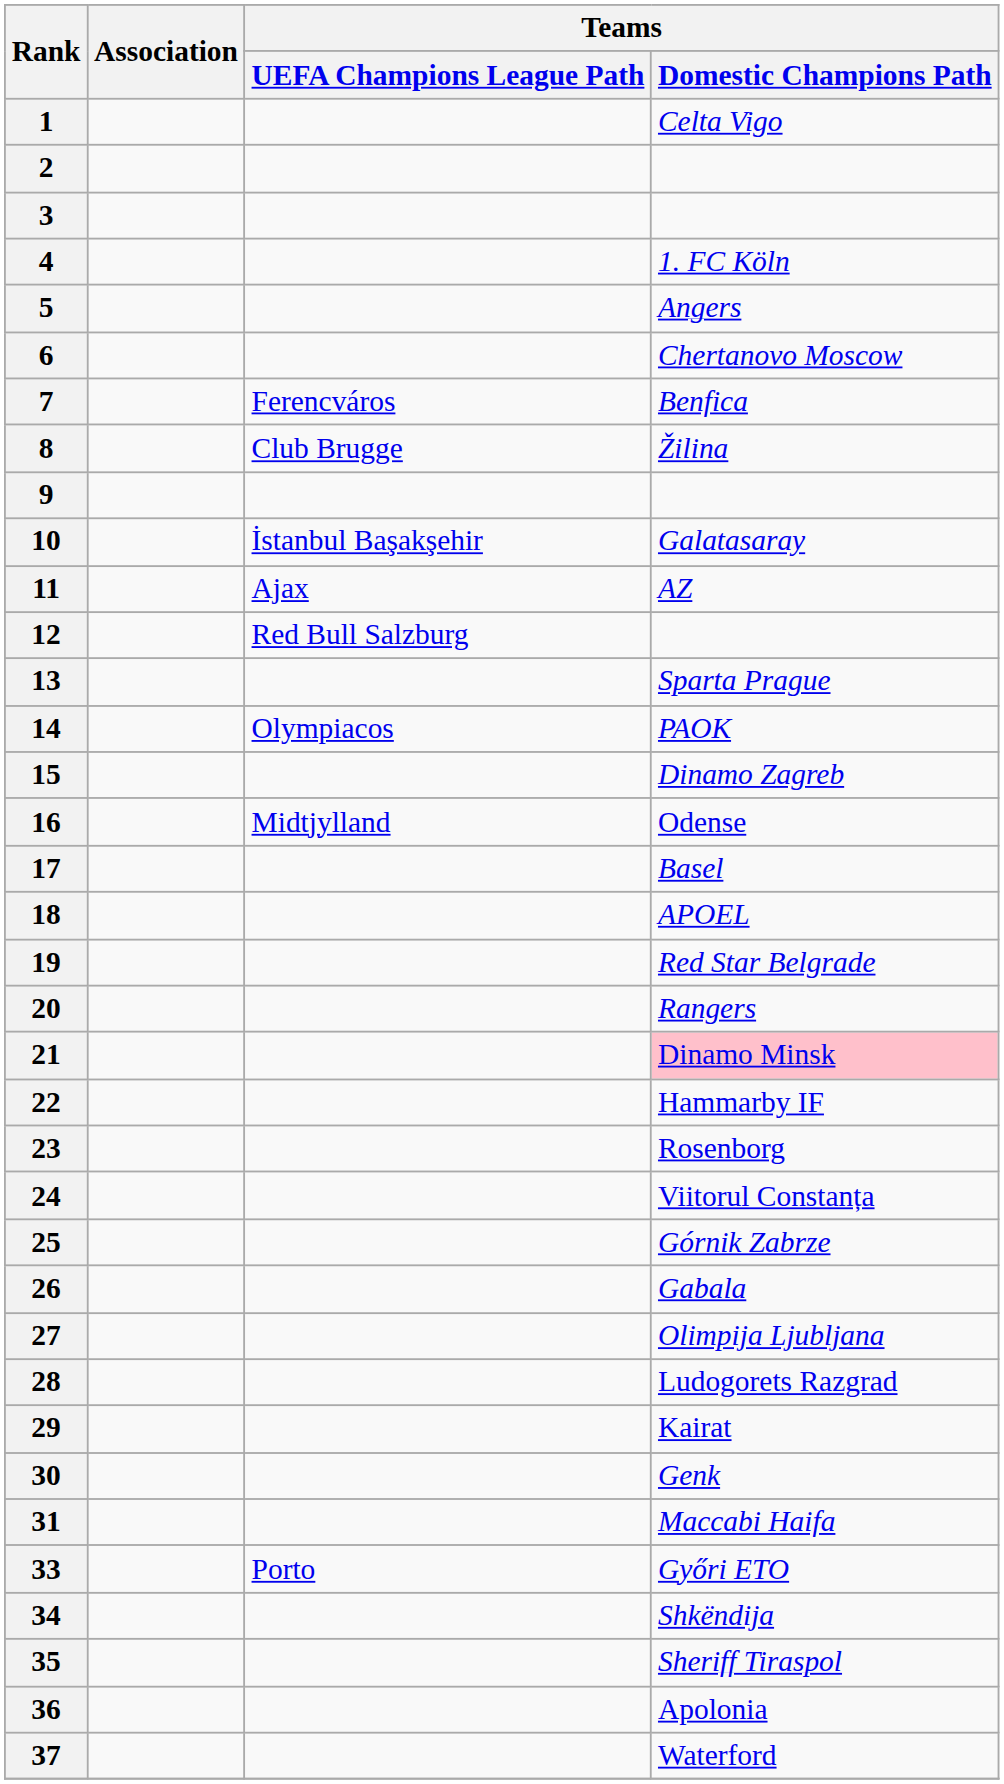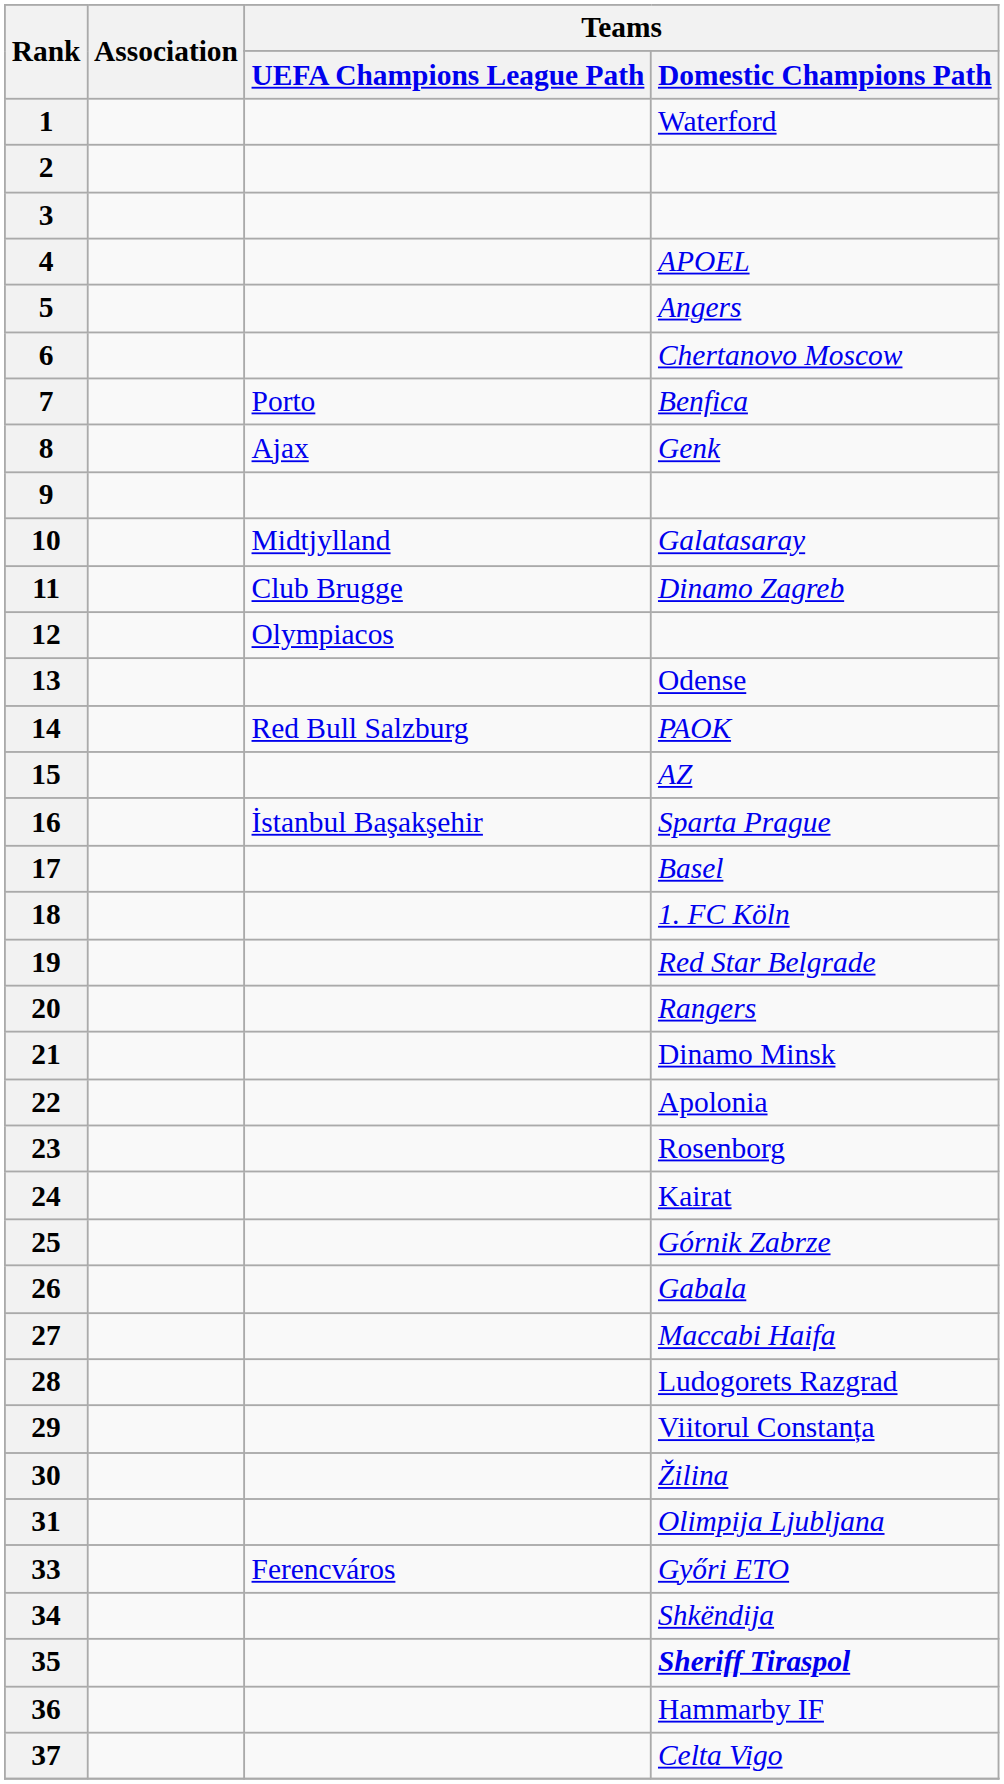(720, 121) Celta Vigo -> (717, 121) Waterford
(724, 261) 1. FC Köln -> (704, 261) APOEL
(323, 401) Ferencváros -> (283, 401) Porto
(327, 448) Club Brugge -> (280, 448) Ajax
(693, 448) Žilina -> (689, 448) Genk
(367, 541) İstanbul Başakşehir -> (321, 541) Midtjylland
(280, 588) Ajax -> (327, 588) Club Brugge
(675, 588) AZ -> (751, 588) Dinamo Zagreb
(360, 634) Red Bull Salzburg -> (323, 634) Olympiacos
(744, 681) Sparta Prague -> (702, 681) Odense
(323, 728) Olympiacos -> (360, 728) Red Bull Salzburg
(751, 774) Dinamo Zagreb -> (675, 774) AZ
(321, 821) Midtjylland -> (367, 821) İstanbul Başakşehir
(702, 821) Odense -> (744, 821) Sparta Prague
(704, 914) APOEL -> (724, 914) 1. FC Köln
(747, 1055) pink background -> (747, 1055) no background
(741, 1101) Hammarby IF -> (713, 1101) Apolonia
(766, 1195) Viitorul Constanța -> (695, 1195) Kairat
(771, 1335) Olimpija Ljubljana -> (747, 1335) Maccabi Haifa
(695, 1428) Kairat -> (766, 1428) Viitorul Constanța
(689, 1475) Genk -> (693, 1475) Žilina
(747, 1521) Maccabi Haifa -> (771, 1521) Olimpija Ljubljana
(283, 1568) Porto -> (323, 1568) Ferencváros
(750, 1661) normal -> (754, 1661) bold
(713, 1708) Apolonia -> (741, 1708) Hammarby IF
(717, 1755) Waterford -> (720, 1755) Celta Vigo
